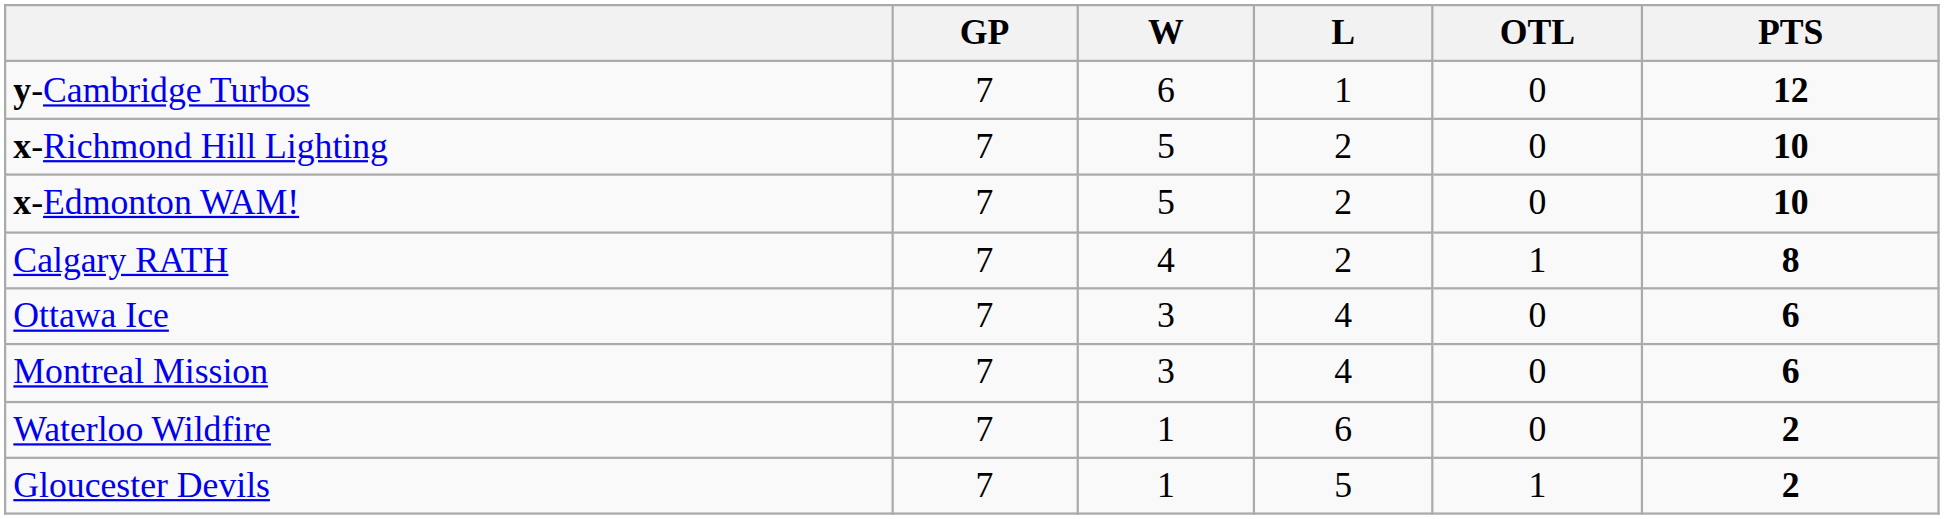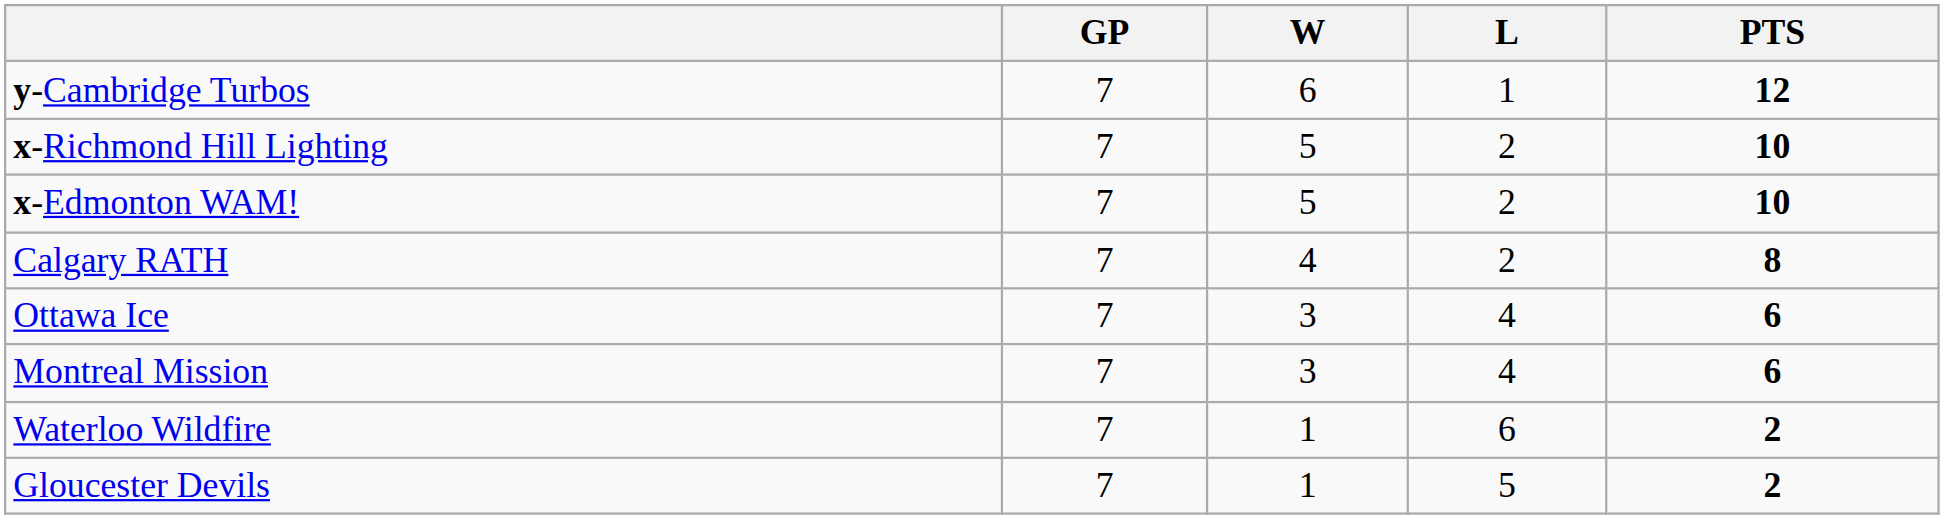- column: (1537, 32)
